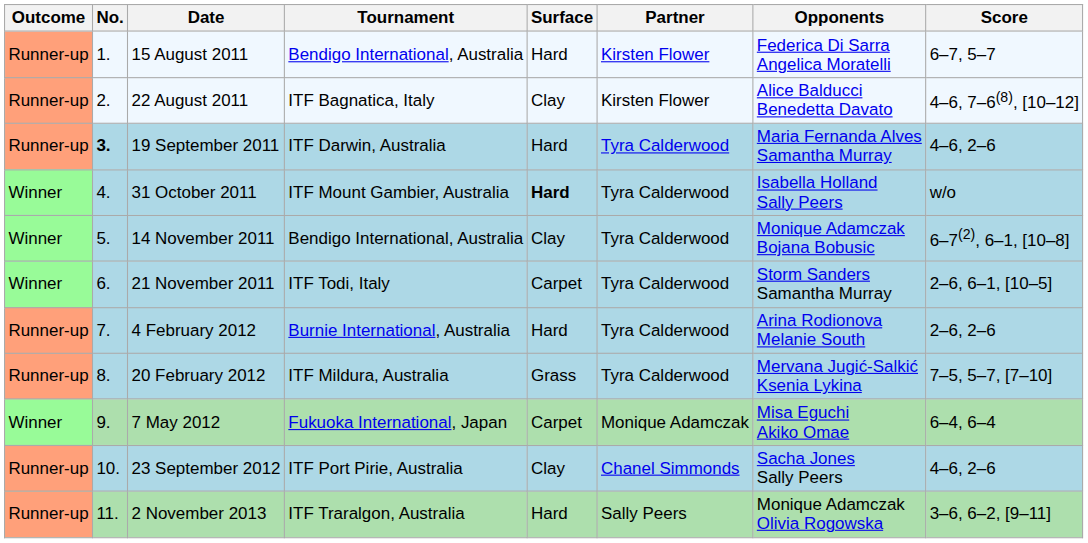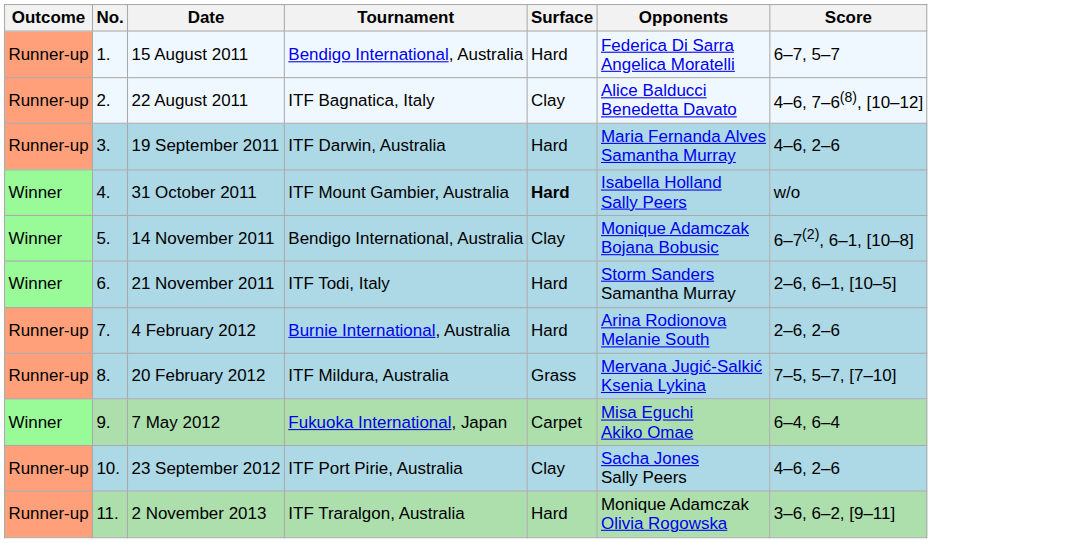- column: (675, 17)
(103, 146) bold -> (103, 146) normal
(556, 284) Carpet -> (549, 284) Hard
